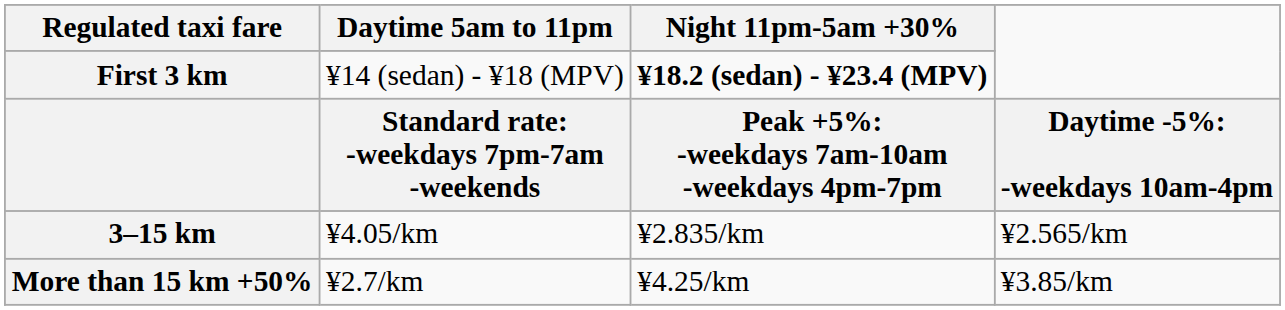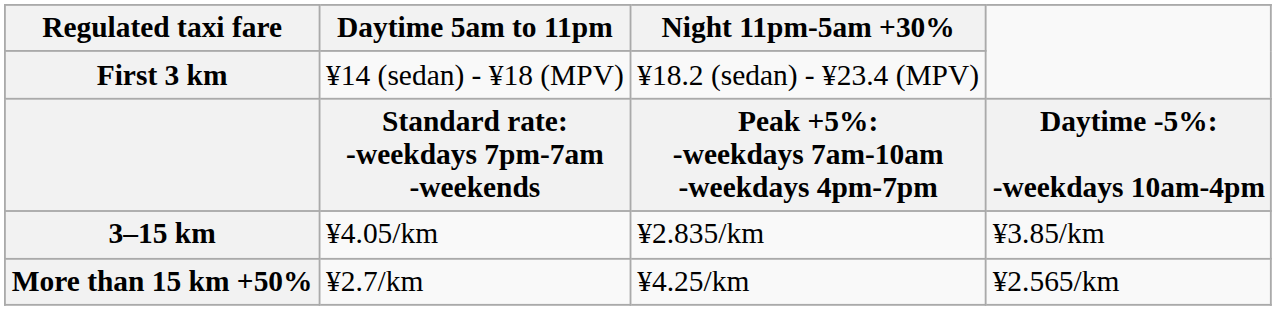(812, 74) bold -> (808, 74) normal
(1064, 234) ¥2.565/km -> (1049, 234) ¥3.85/km
(1057, 280) ¥3.85/km -> (1056, 280) ¥2.565/km
